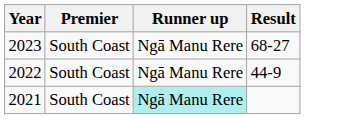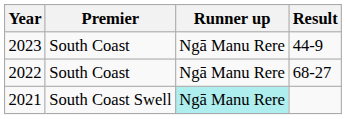(270, 45) 68-27 -> (308, 45) 44-9
(266, 72) 44-9 -> (312, 72) 68-27
(89, 100) South Coast -> (110, 100) South Coast Swell
